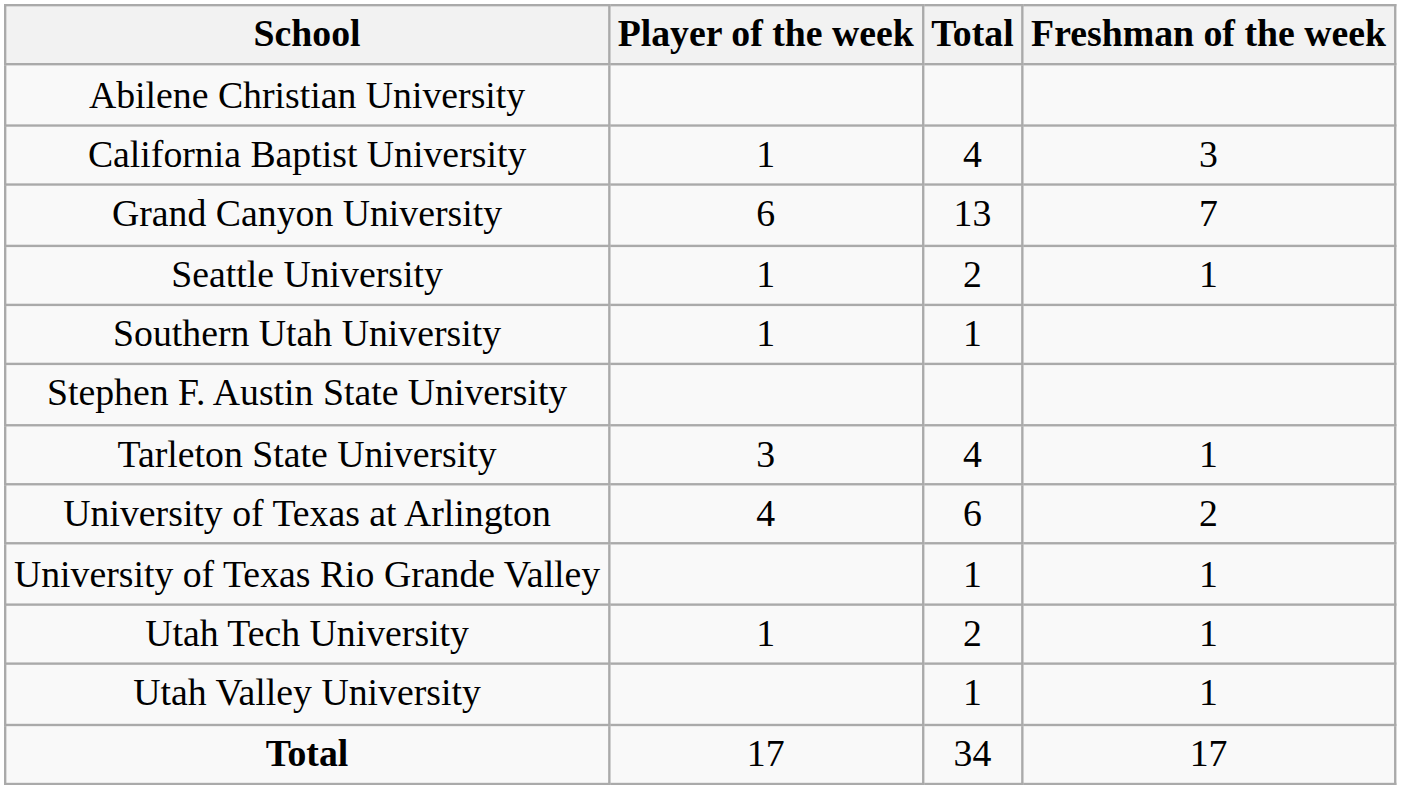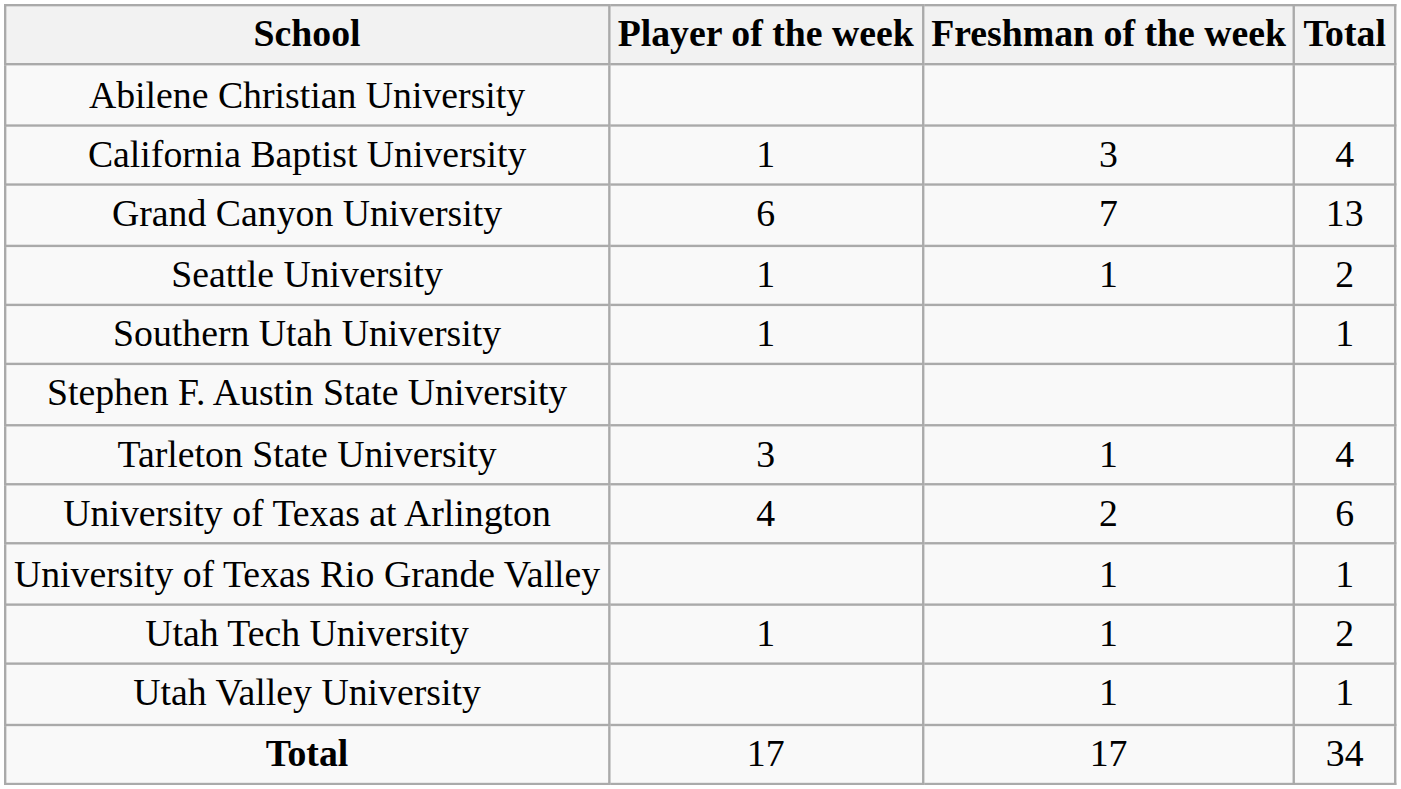columns swapped: (1209, 34) <-> (972, 34)
